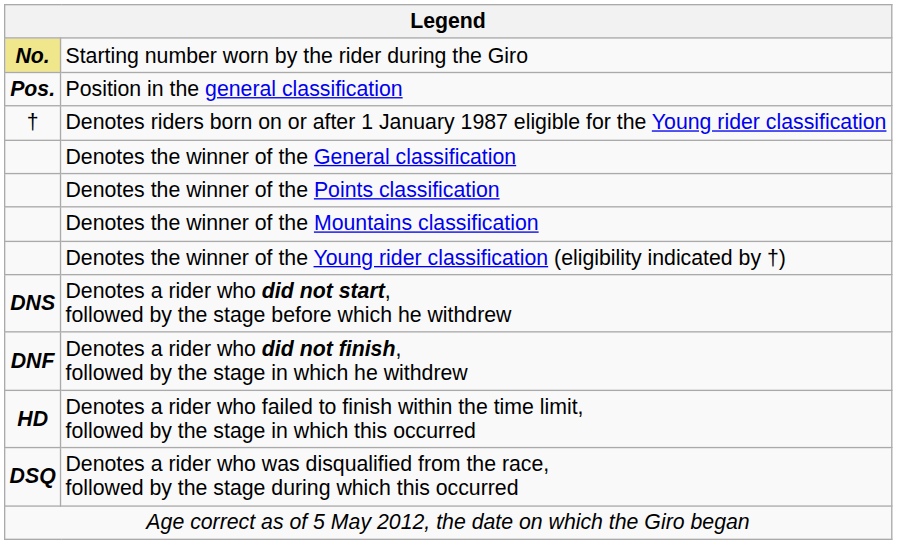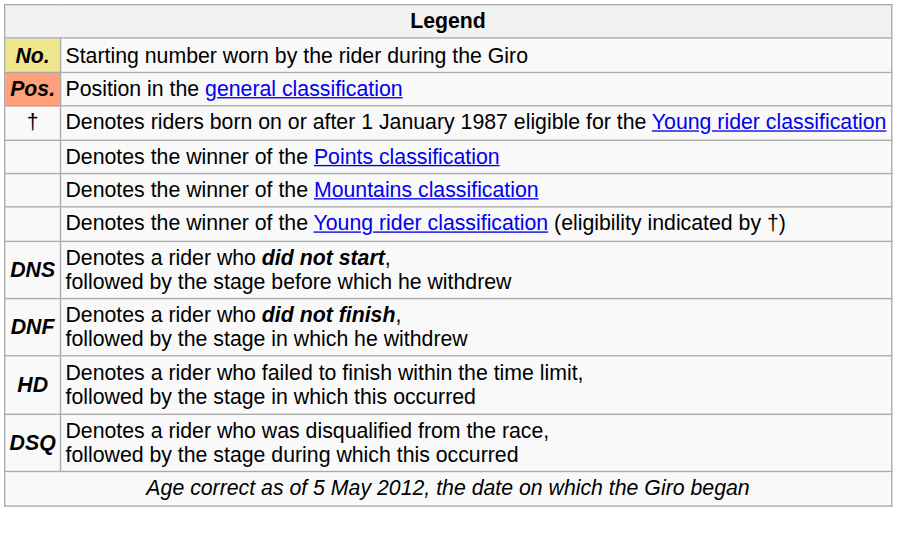(33, 88) no background -> (33, 88) lightsalmon background
- row: (291, 156)
